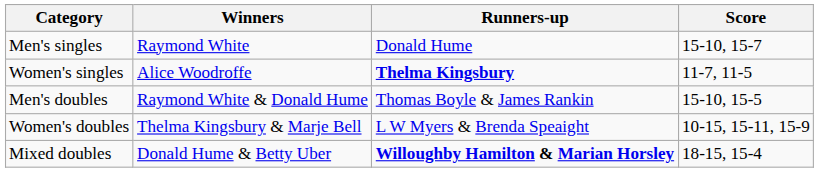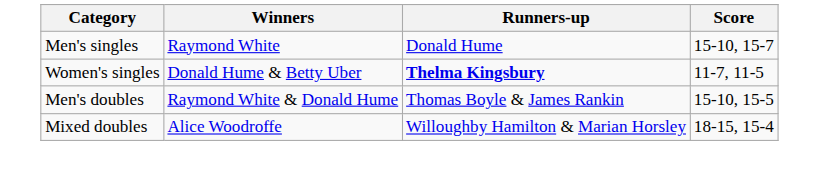(194, 72) Alice Woodroffe -> (264, 72) Donald Hume & Betty Uber
- row: (69, 126)
(234, 153) Donald Hume & Betty Uber -> (225, 126) Alice Woodroffe
(525, 153) bold -> (546, 126) normal
